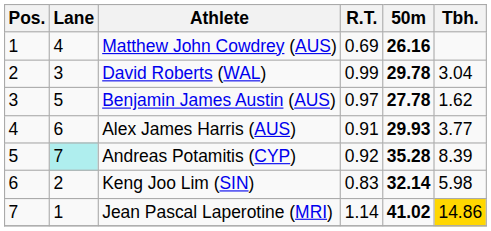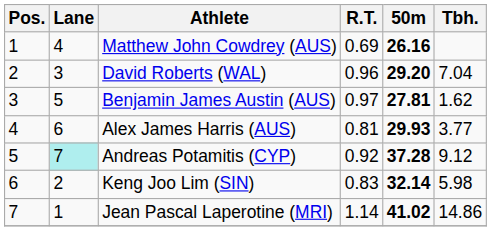(362, 73) 0.99 -> (362, 73) 0.96
(409, 73) 29.78 -> (409, 73) 29.20
(455, 73) 3.04 -> (455, 73) 7.04
(409, 101) 27.78 -> (409, 101) 27.81
(362, 128) 0.91 -> (362, 128) 0.81
(409, 156) 35.28 -> (409, 156) 37.28
(455, 156) 8.39 -> (455, 156) 9.12
(460, 211) gold background -> (460, 211) no background
